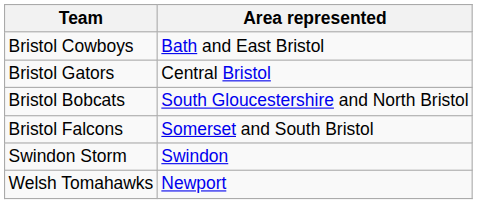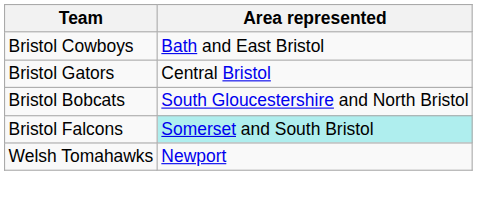(267, 128) no background -> (267, 128) paleturquoise background
- row: (68, 156)
